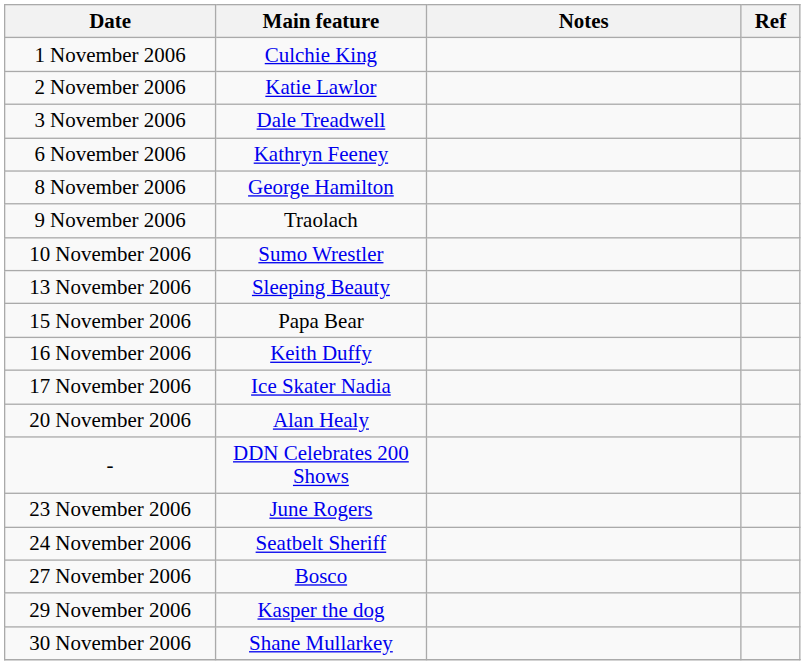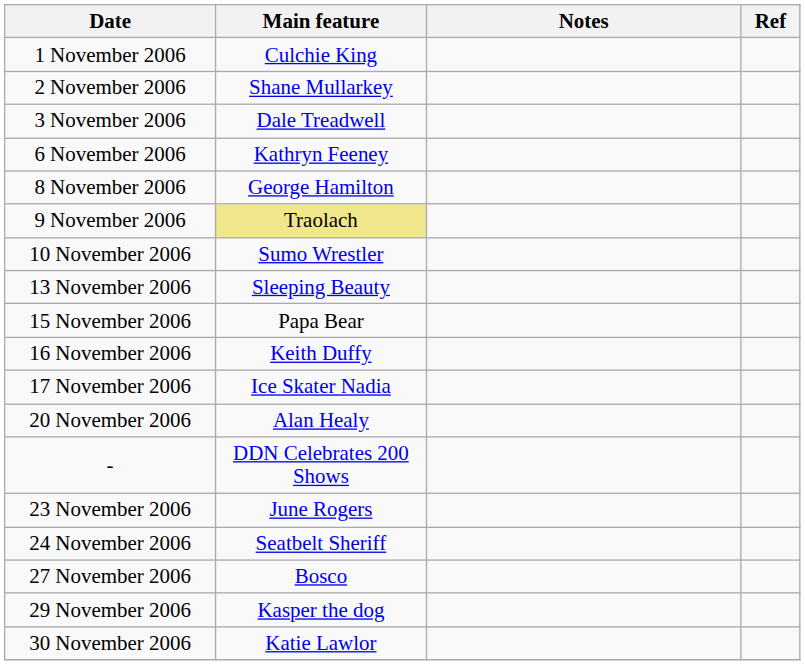(321, 87) Katie Lawlor -> (321, 87) Shane Mullarkey
(321, 220) no background -> (321, 220) khaki background
(321, 643) Shane Mullarkey -> (321, 643) Katie Lawlor
